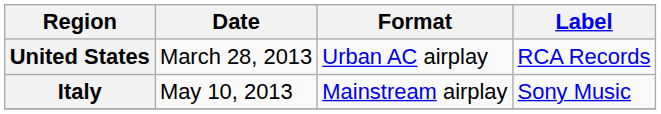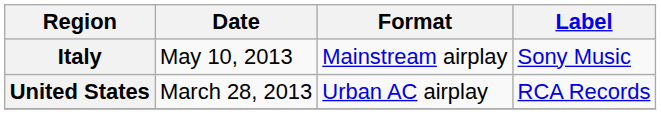rows swapped: (80, 56) <-> (80, 91)
